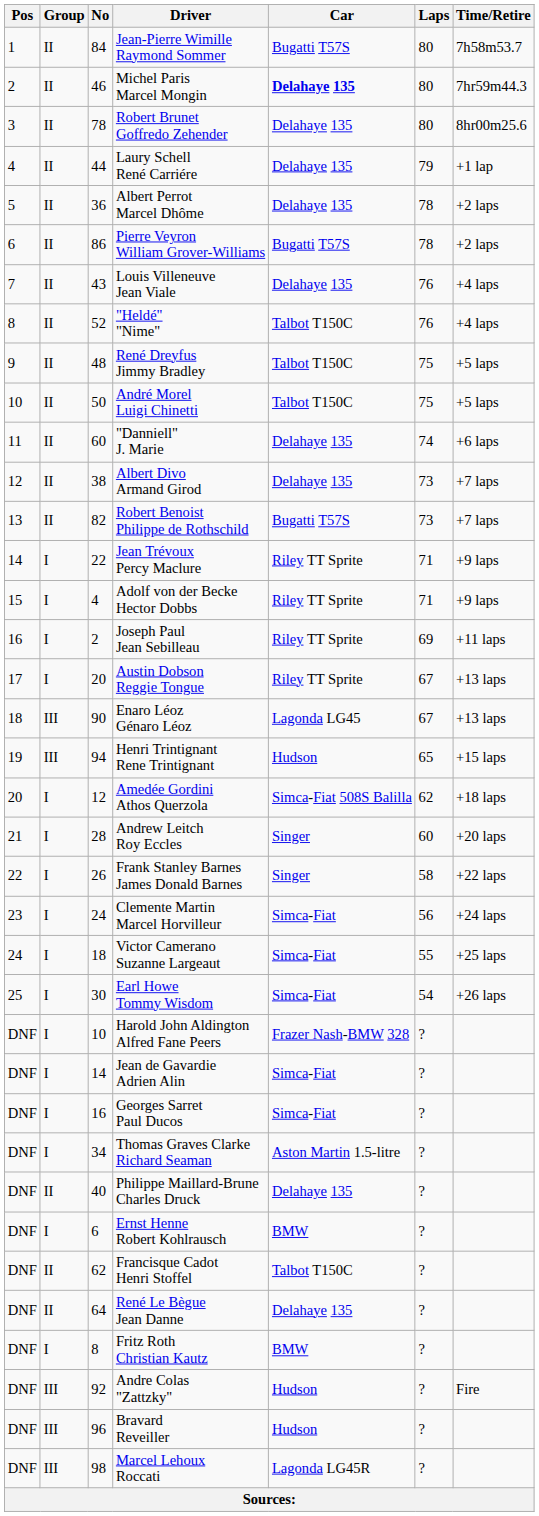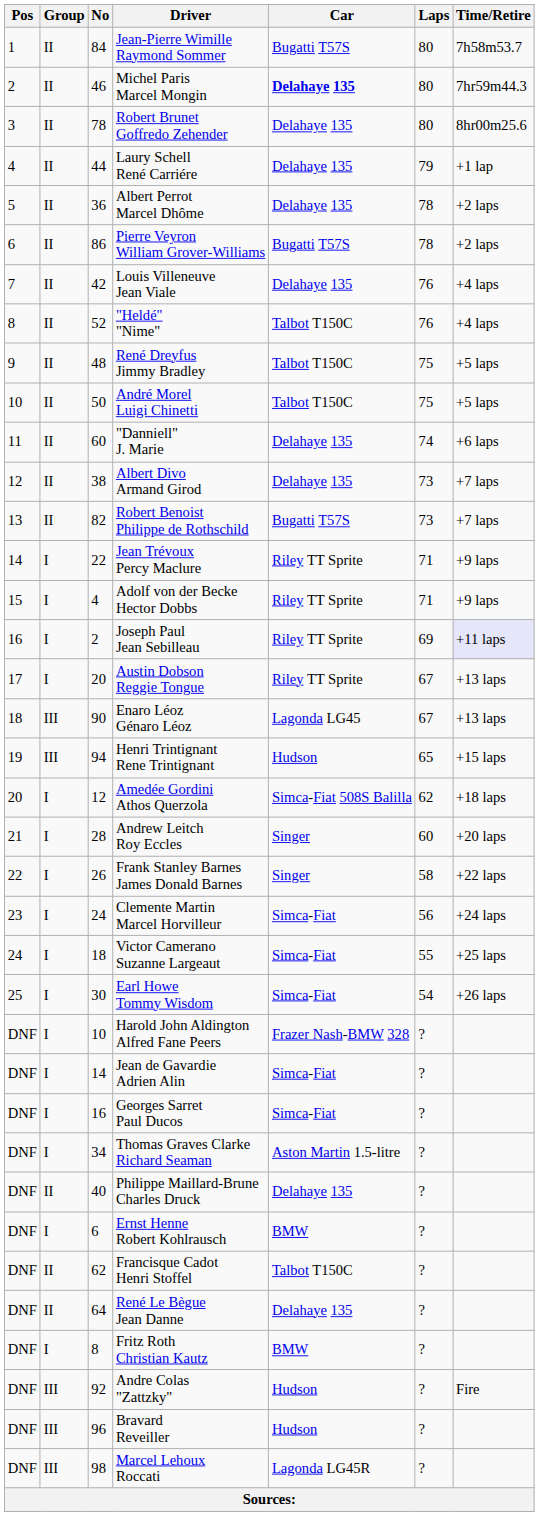(99, 284) 43 -> (99, 284) 42
(481, 639) no background -> (481, 639) lavender background
